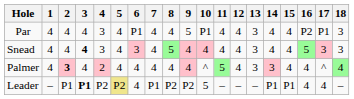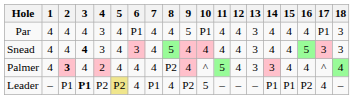(306, 31) P2 -> (306, 31) 4
(171, 67) 4 -> (171, 67) P2
(171, 85) P2 -> (171, 85) 4
(306, 85) 4 -> (306, 85) P2
